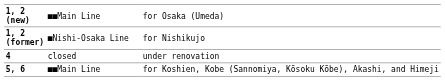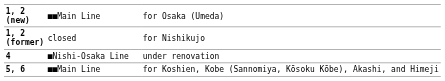(88, 38) ■Nishi-Osaka Line -> (62, 38) closed
(62, 56) closed -> (88, 56) ■Nishi-Osaka Line
